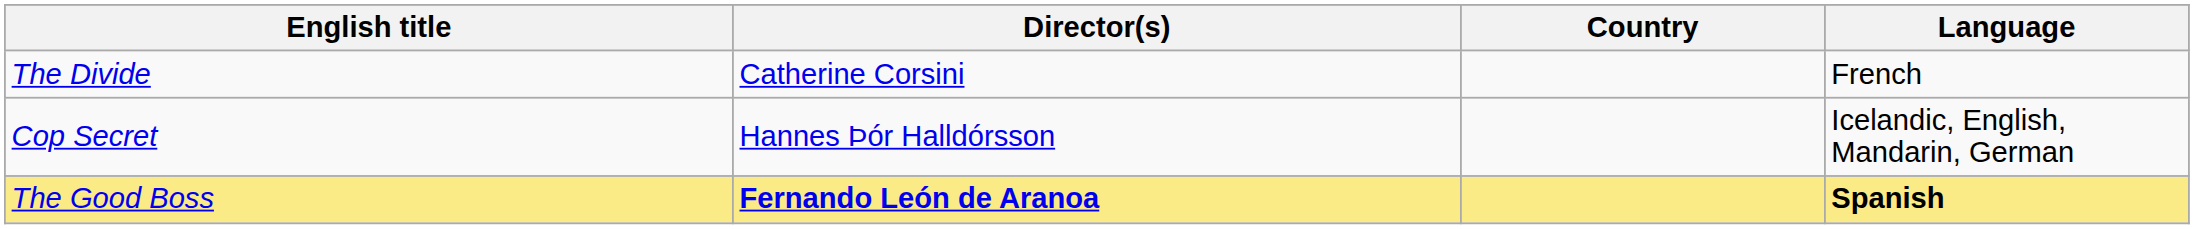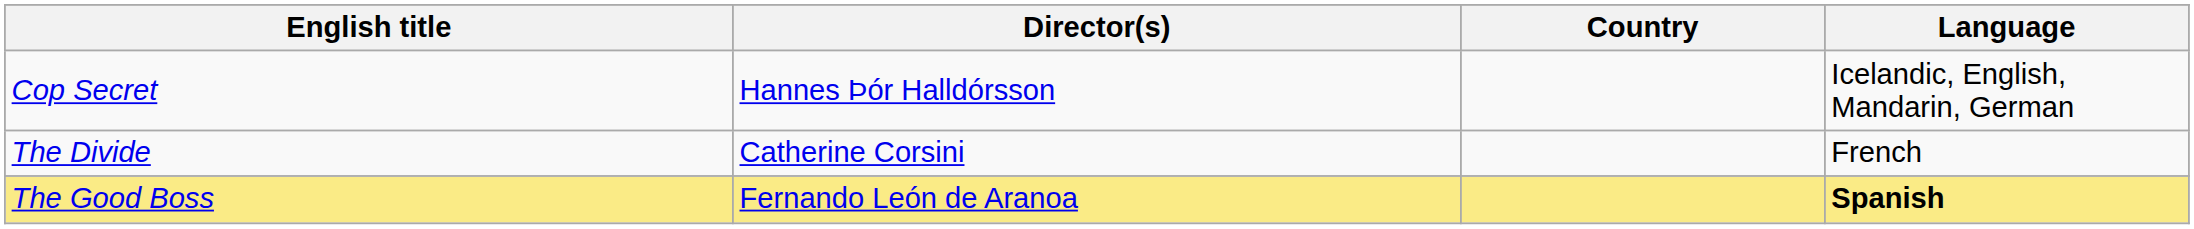rows swapped: (84, 136) <-> (81, 73)
(919, 198) bold -> (909, 198) normal
